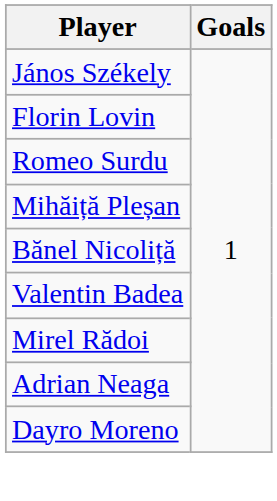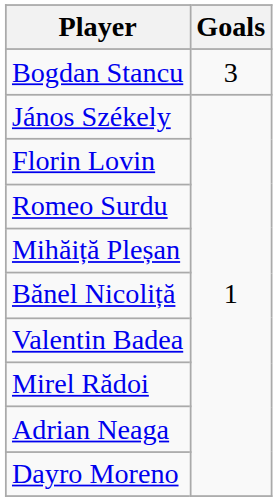+ row: (98, 71)
